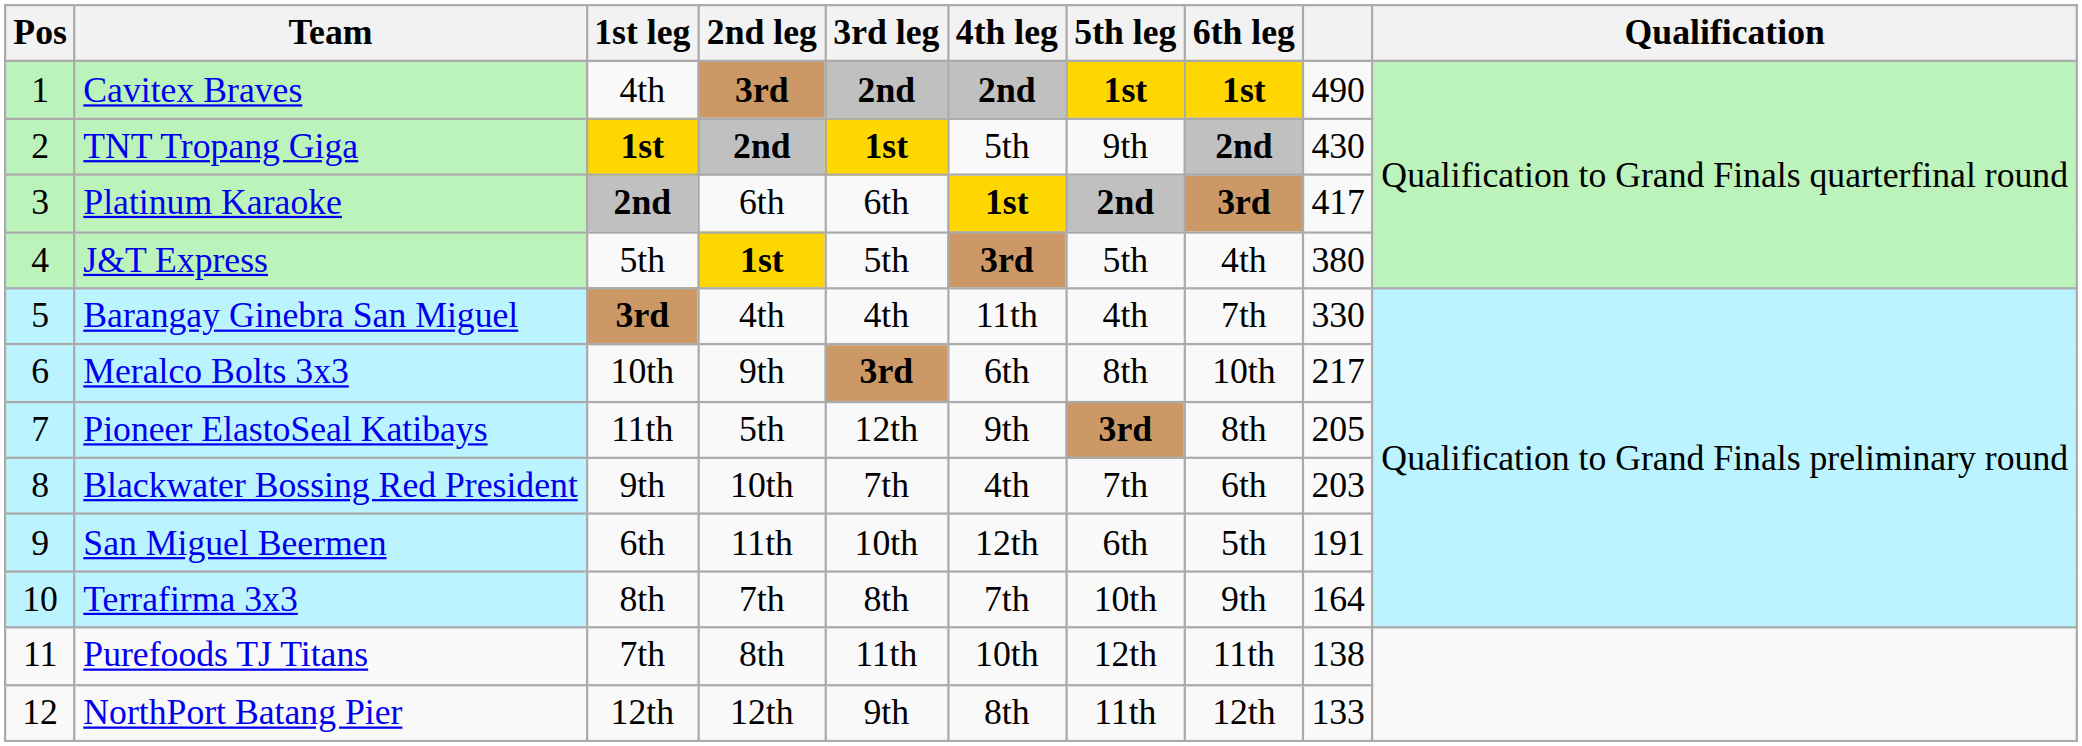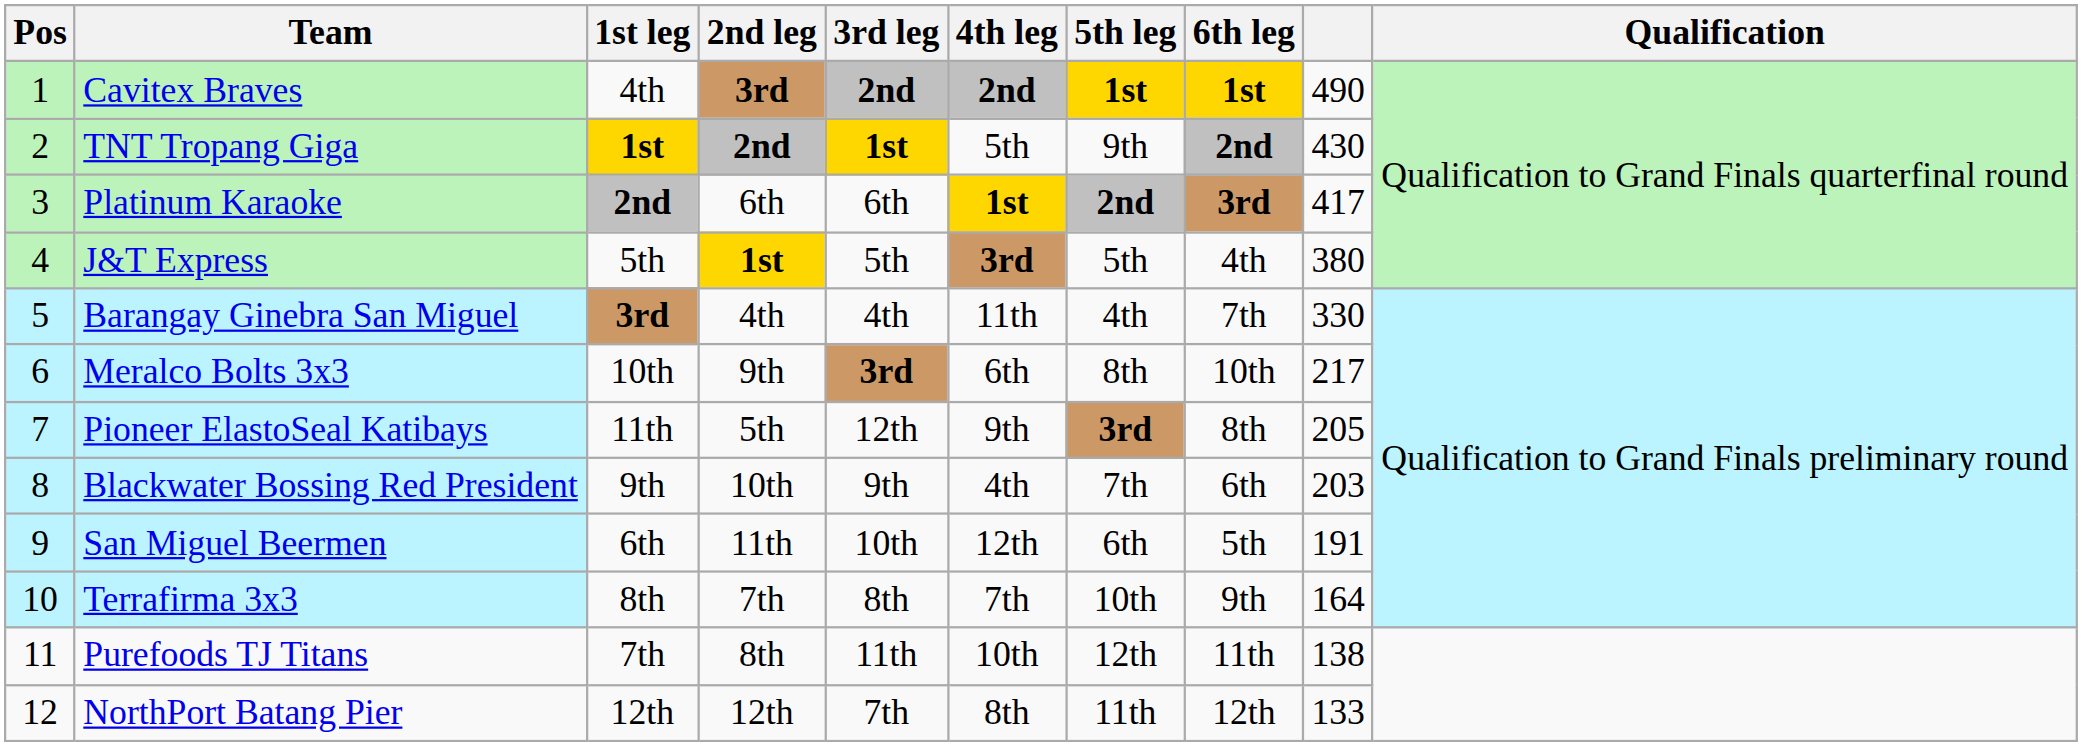(886, 485) 7th -> (886, 485) 9th
(886, 711) 9th -> (886, 711) 7th
